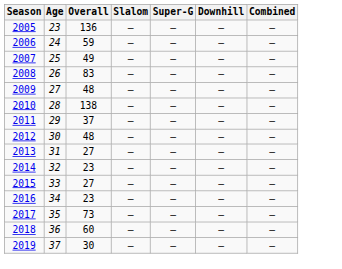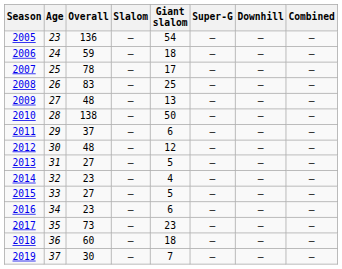+ column: (170, 18)
(88, 59) 49 -> (88, 70) 78
